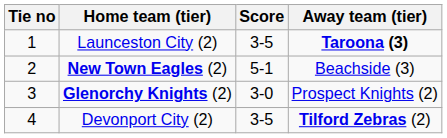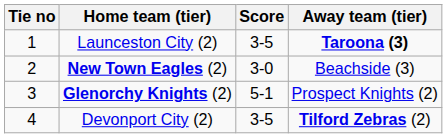(262, 68) 5-1 -> (262, 68) 3-0
(262, 94) 3-0 -> (262, 94) 5-1
